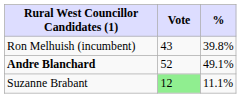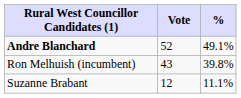rows swapped: (51, 64) <-> (71, 45)
(166, 83) lightgreen background -> (166, 83) no background
